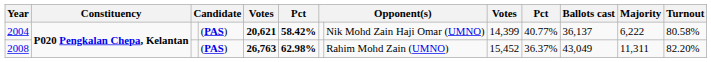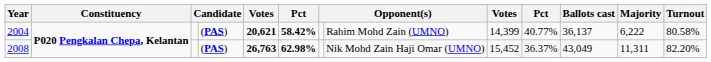(405, 31) Nik Mohd Zain Haji Omar (UMNO) -> (387, 31) Rahim Mohd Zain (UMNO)
(387, 48) Rahim Mohd Zain (UMNO) -> (405, 48) Nik Mohd Zain Haji Omar (UMNO)
